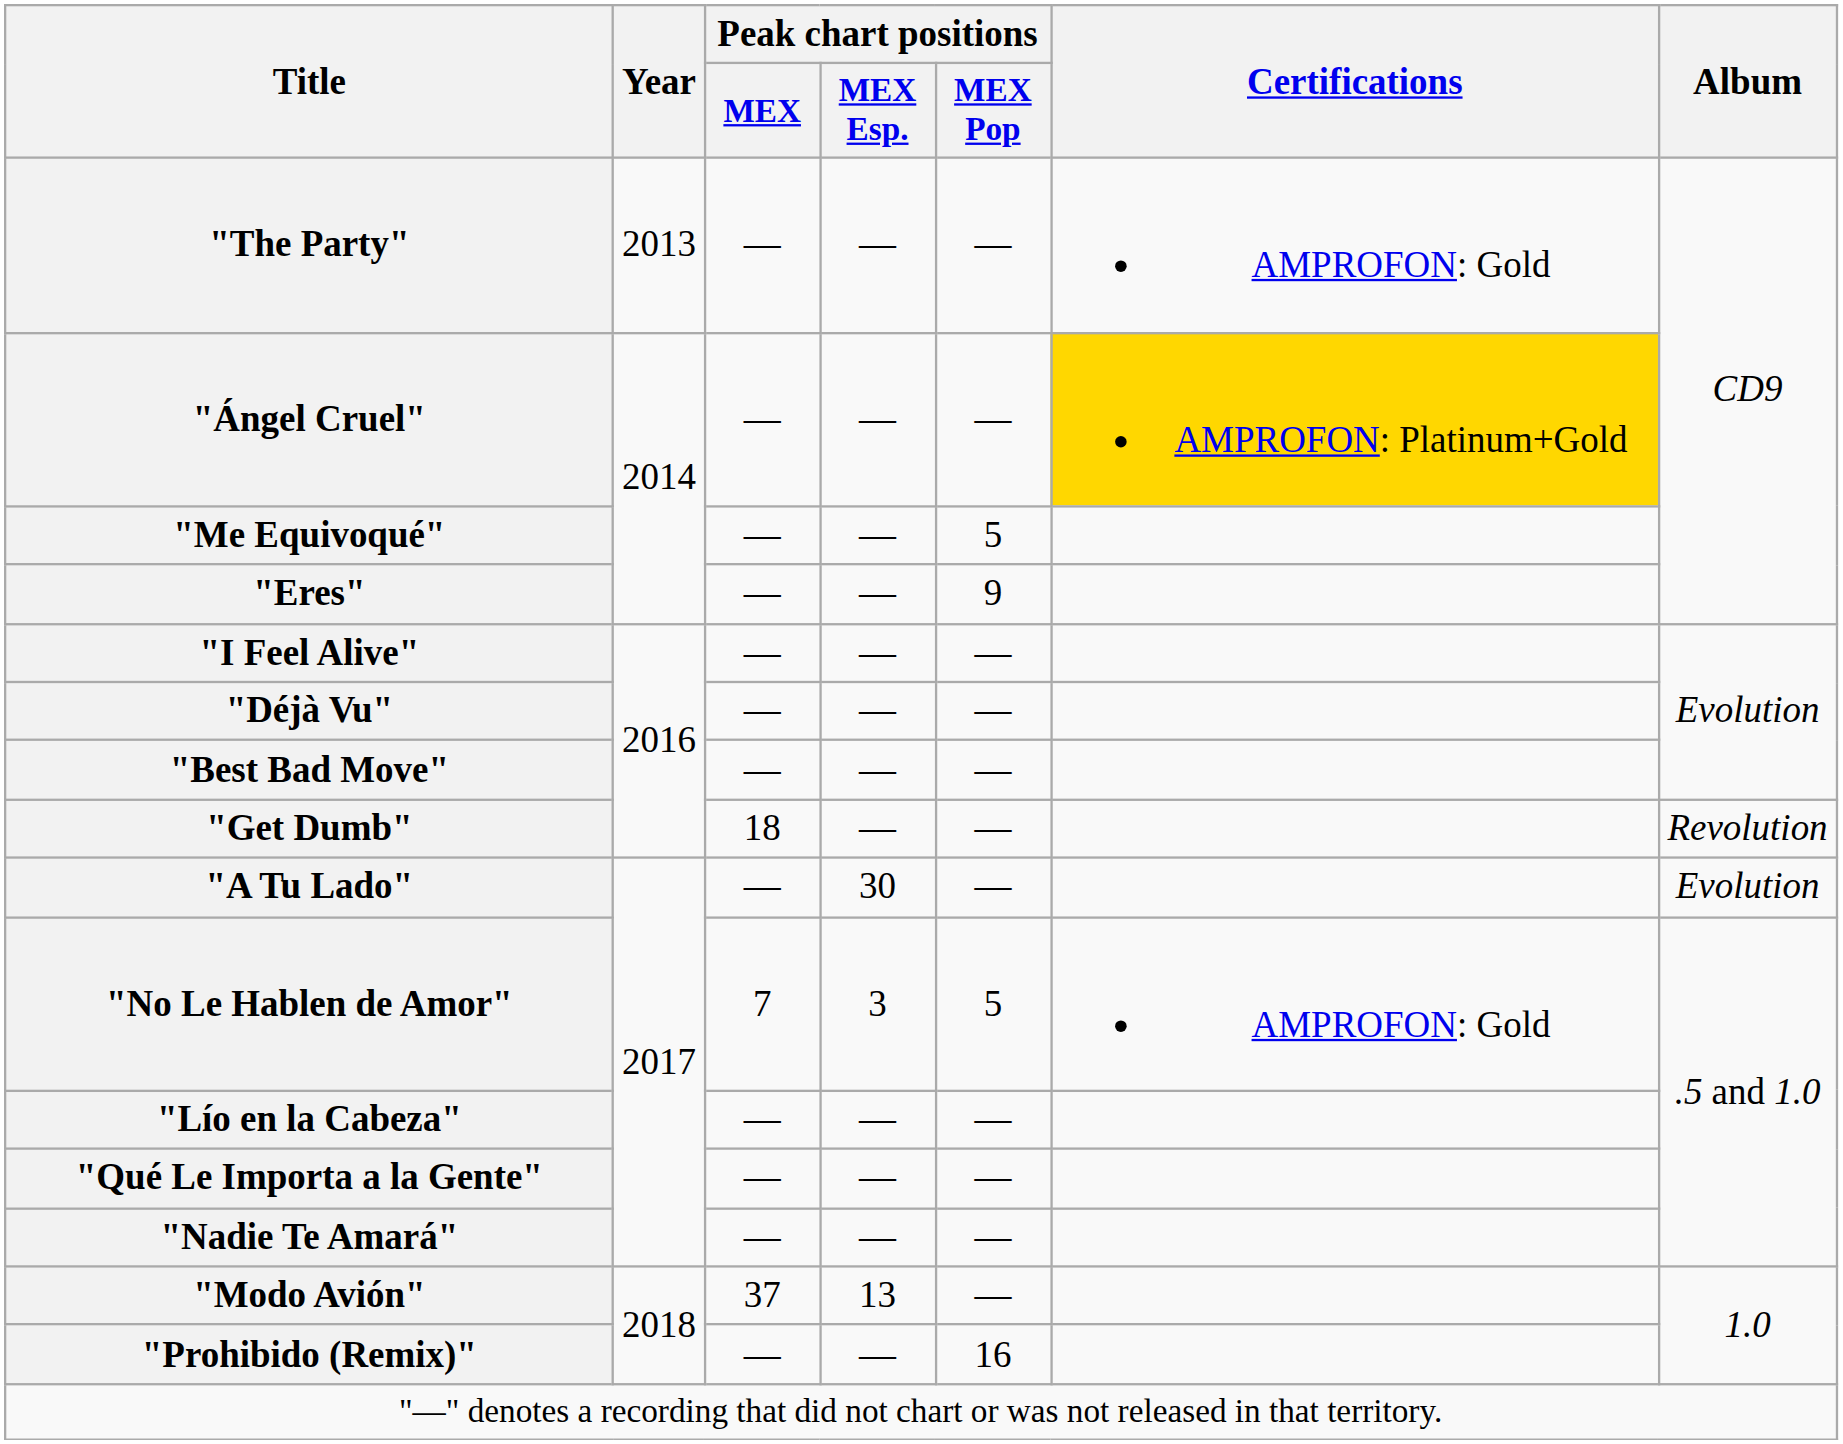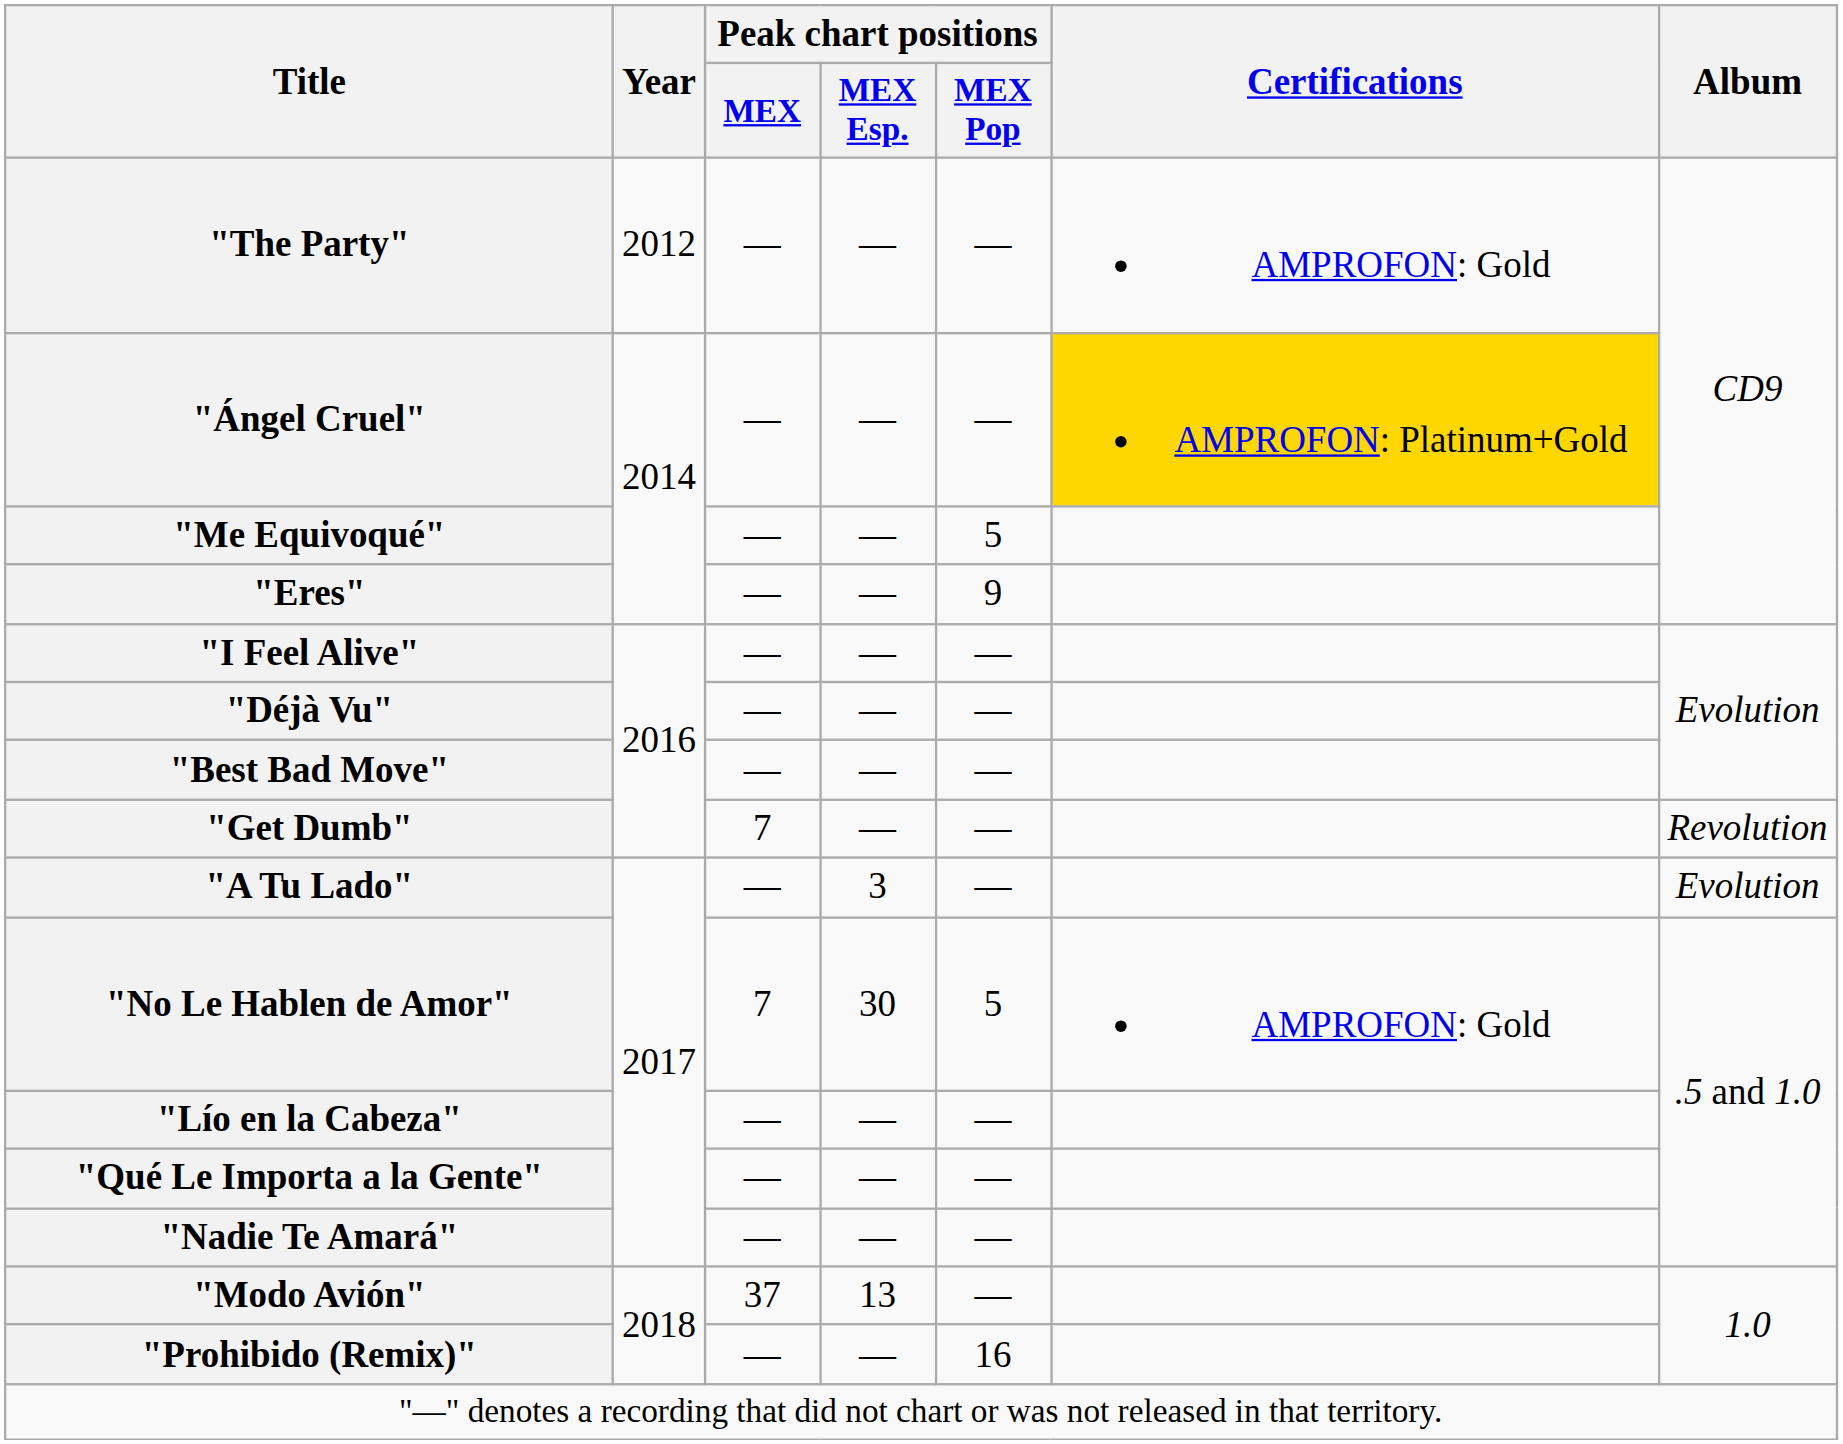(659, 244) 2013 -> (659, 244) 2012
(762, 827) 18 -> (762, 827) 7
(878, 886) 30 -> (878, 886) 3
(878, 1002) 3 -> (878, 1002) 30
